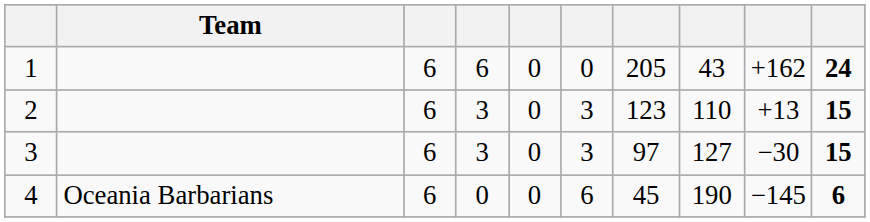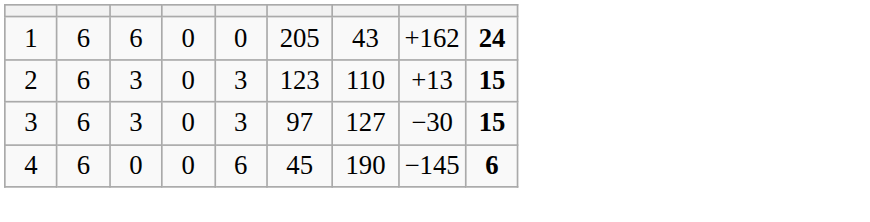- column: (230, 25)
